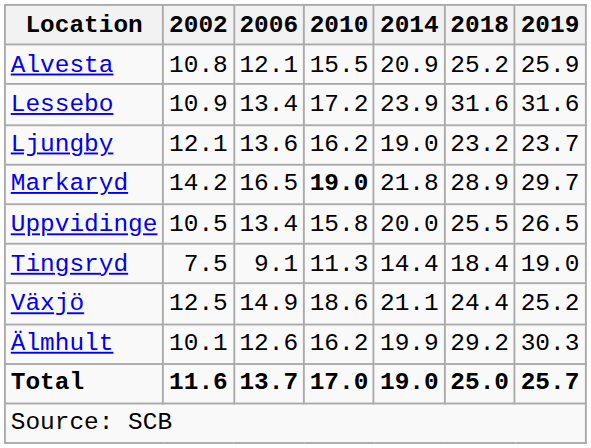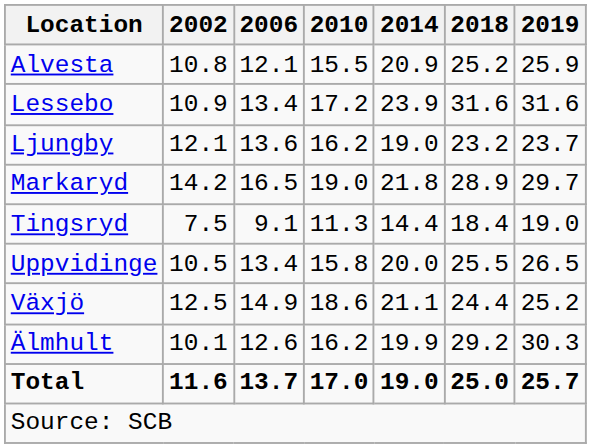(339, 184) bold -> (339, 184) normal
rows swapped: (69, 264) <-> (84, 224)
